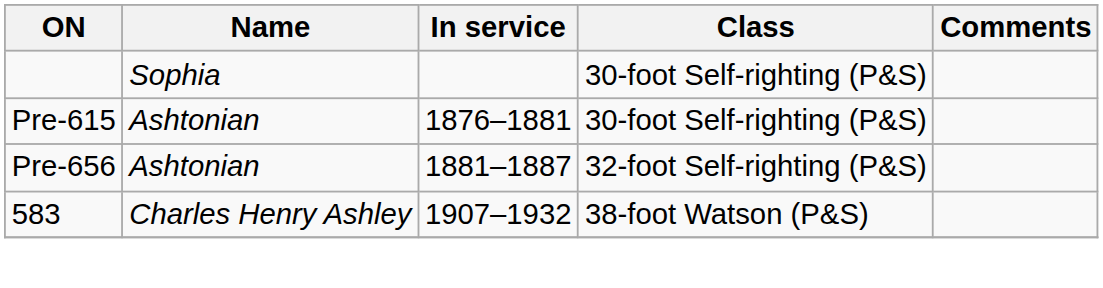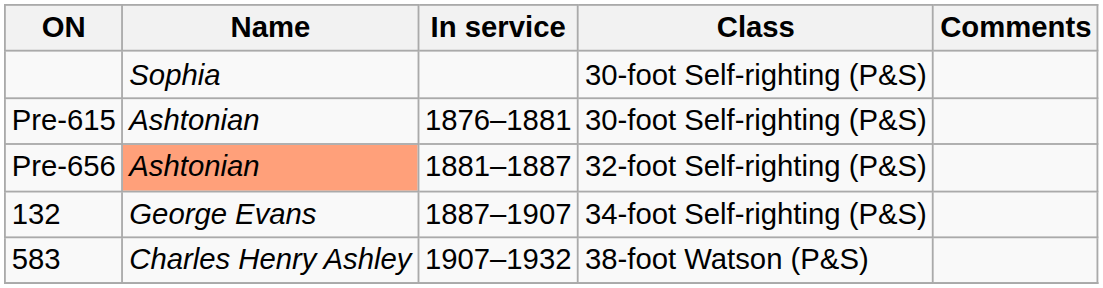(194, 167) no background -> (194, 167) lightsalmon background
+ row: (36, 213)
